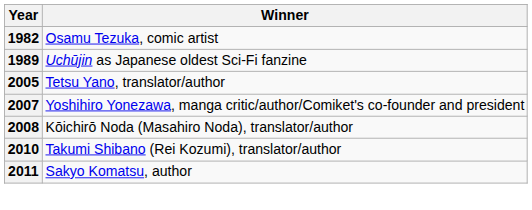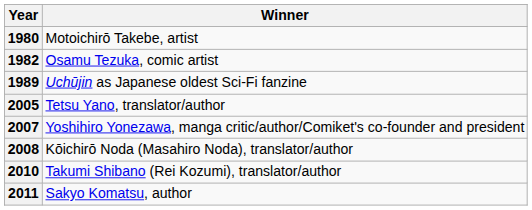+ row: (23, 37)
